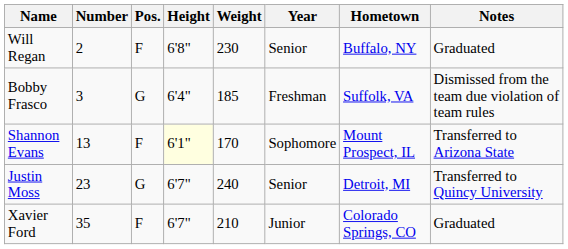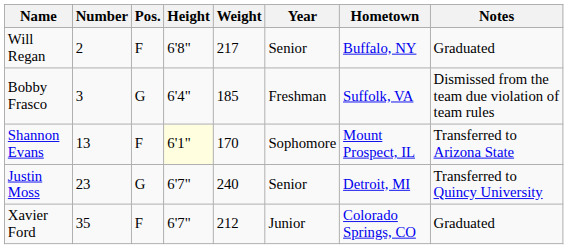(228, 47) 230 -> (228, 47) 217
(228, 223) 210 -> (228, 223) 212
